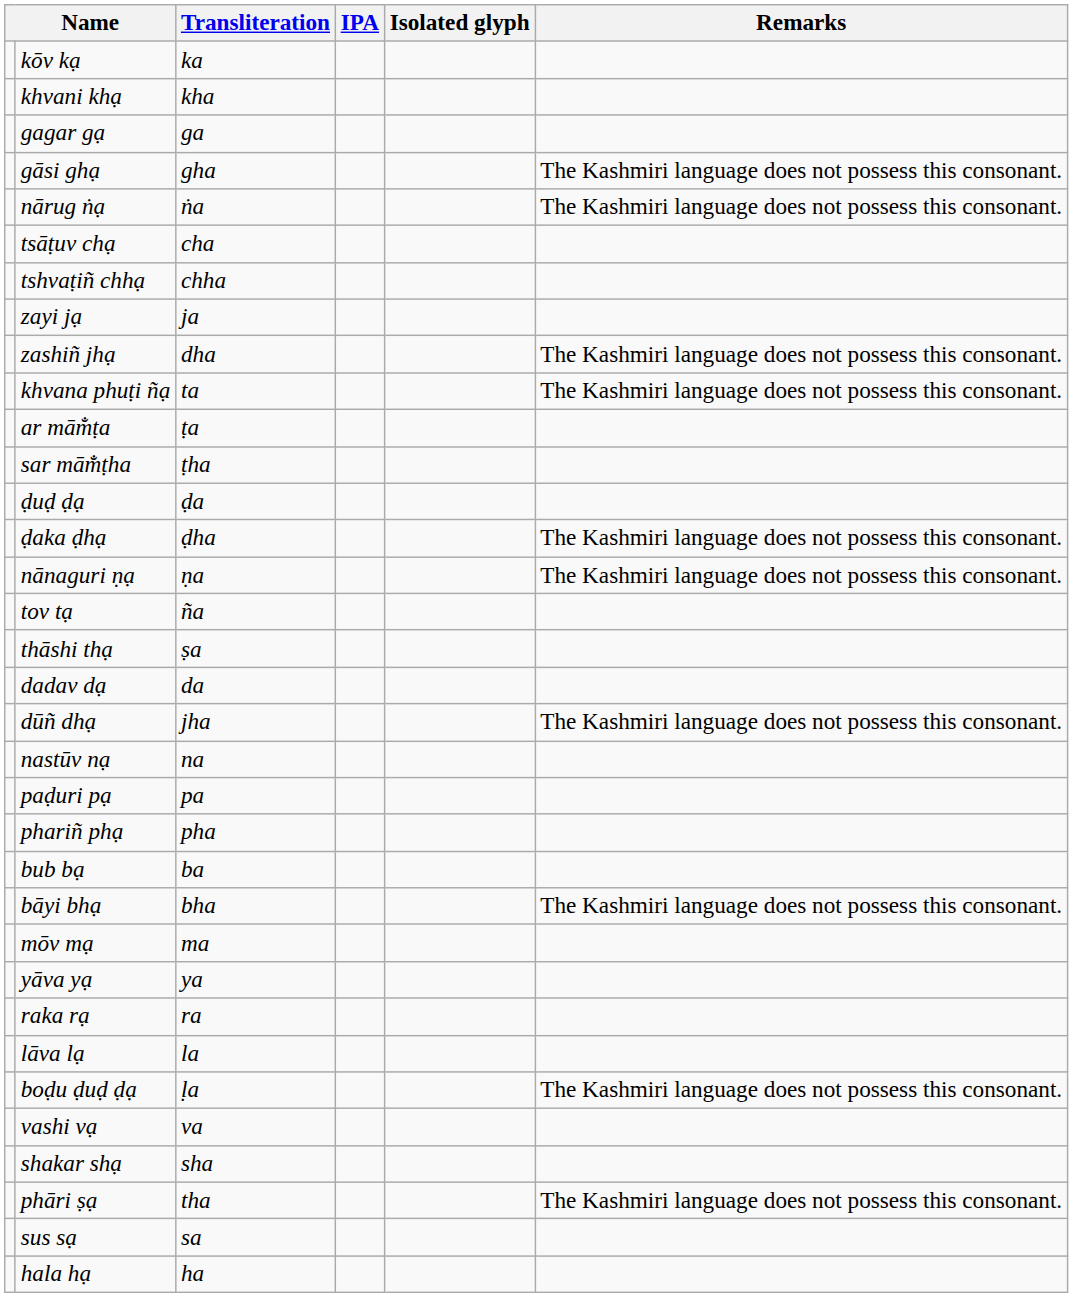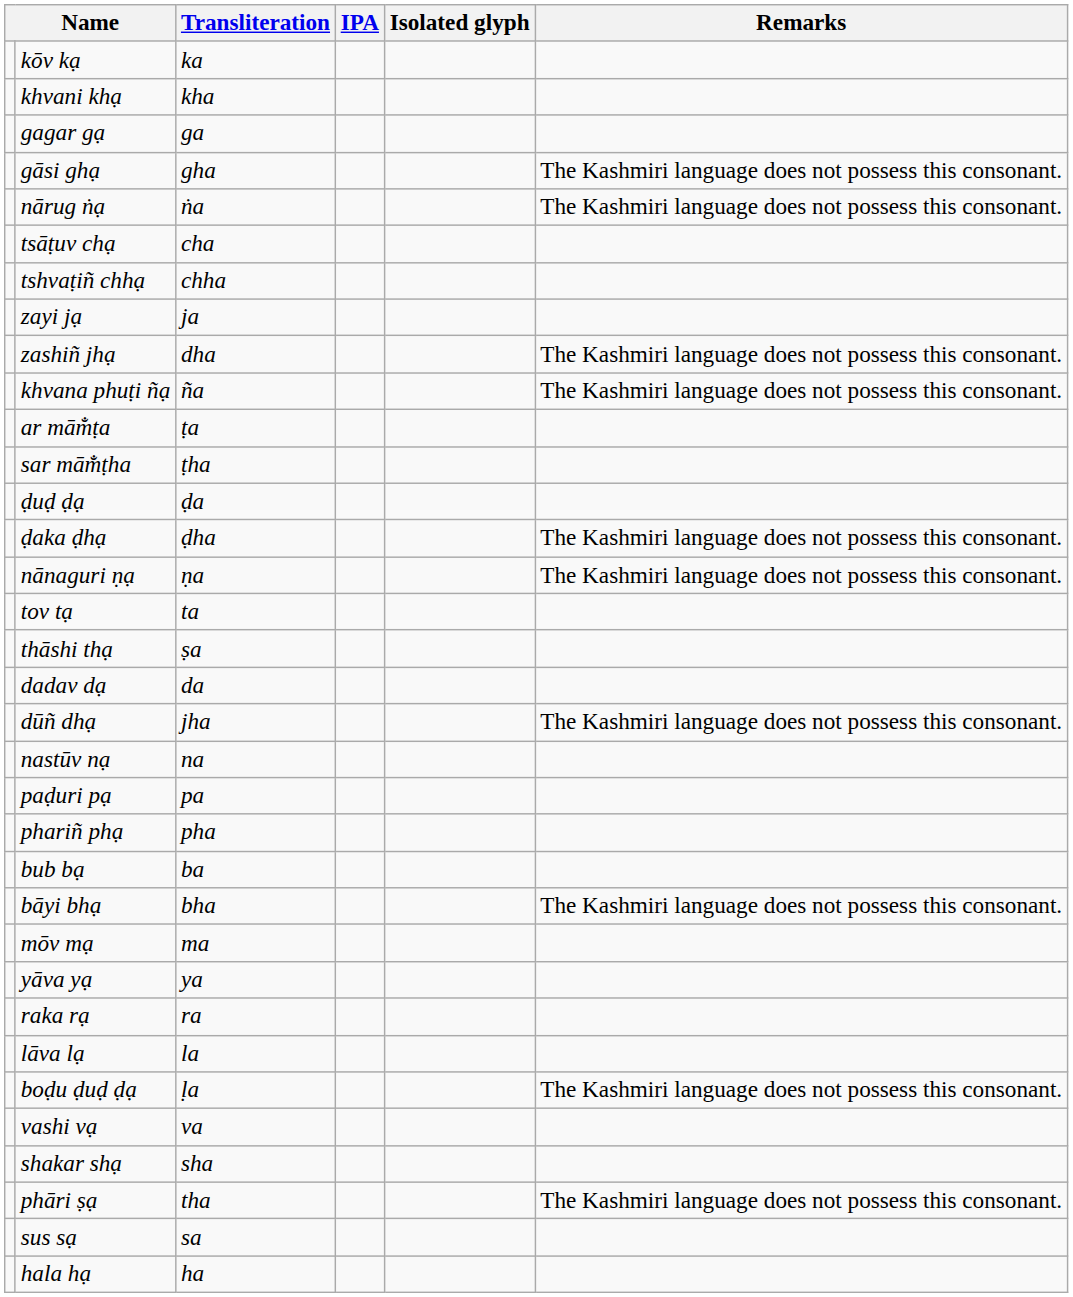(190, 390) ta -> (193, 390) ña
(193, 611) ña -> (190, 611) ta
